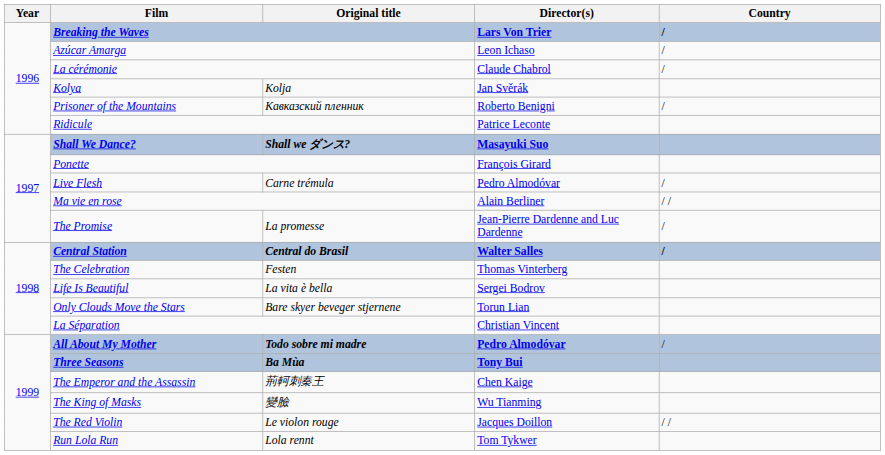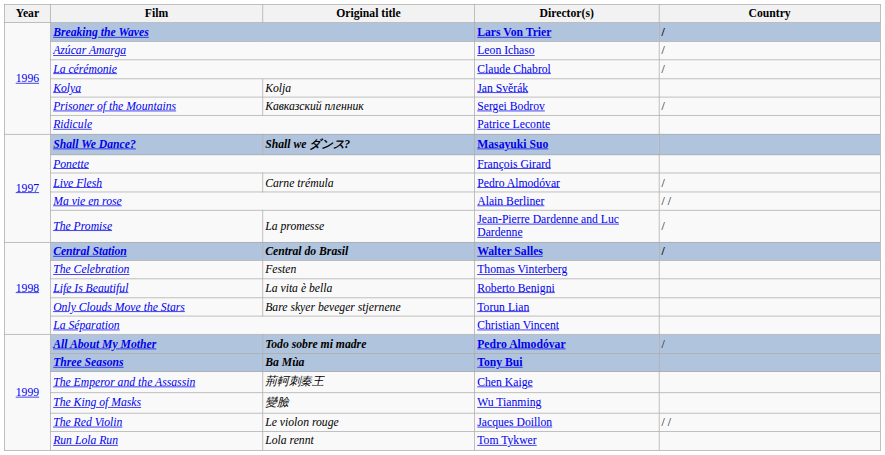(516, 106) Roberto Benigni -> (511, 106) Sergei Bodrov
(511, 288) Sergei Bodrov -> (516, 288) Roberto Benigni
